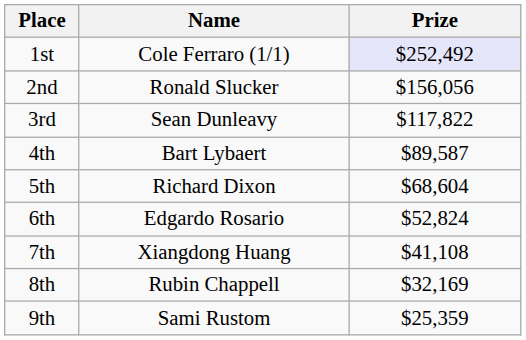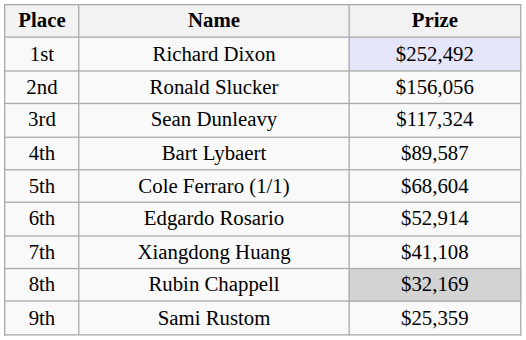(214, 53) Cole Ferraro (1/1) -> (214, 53) Richard Dixon
(435, 119) $117,822 -> (435, 119) $117,324
(214, 185) Richard Dixon -> (214, 185) Cole Ferraro (1/1)
(435, 218) $52,824 -> (435, 218) $52,914
(435, 284) no background -> (435, 284) lightgrey background
